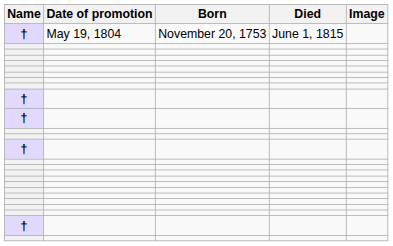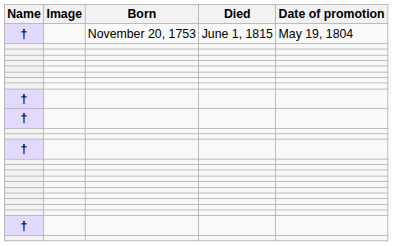columns swapped: (367, 14) <-> (99, 14)
